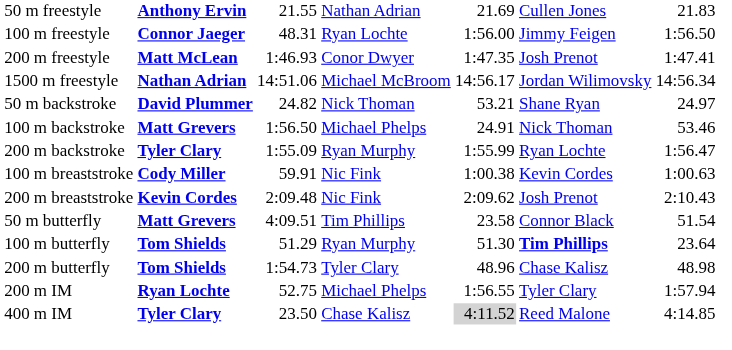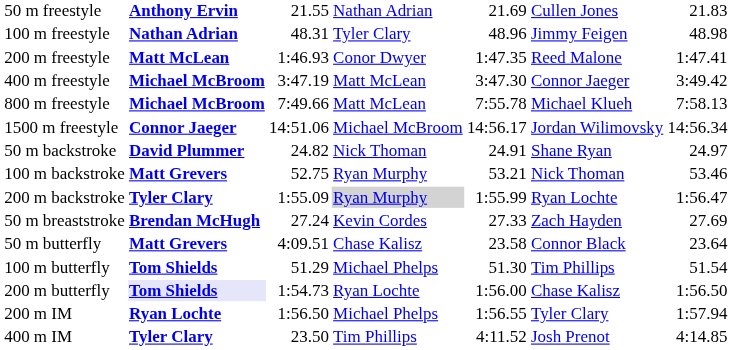(191, 34) Connor Jaeger -> (183, 34) Nathan Adrian
(364, 34) Ryan Lochte -> (372, 34) Tyler Clary
(489, 34) 1:56.00 -> (508, 34) 48.96
(690, 34) 1:56.50 -> (708, 34) 48.98
(558, 57) Josh Prenot -> (576, 57) Reed Malone
+ row: (57, 80)
+ row: (57, 103)
(192, 80) Nathan Adrian -> (183, 127) Connor Jaeger
(496, 103) 53.21 -> (508, 150) 24.91
(291, 127) 1:56.50 -> (310, 173) 52.75
(374, 127) Michael Phelps -> (380, 173) Ryan Murphy
(496, 127) 24.91 -> (508, 173) 53.21
(368, 150) no background -> (380, 197) lightgrey background
+ row: (64, 220)
- row: (69, 173)
- row: (69, 197)
(363, 220) Tim Phillips -> (378, 243) Chase Kalisz
(696, 220) 51.54 -> (708, 243) 23.64
(368, 243) Ryan Murphy -> (386, 267) Michael Phelps
(563, 243) bold -> (573, 267) normal
(696, 243) 23.64 -> (708, 267) 51.54
(182, 267) no background -> (173, 290) lavender background
(360, 267) Tyler Clary -> (376, 290) Ryan Lochte
(496, 267) 48.96 -> (501, 290) 1:56.00
(696, 267) 48.98 -> (702, 290) 1:56.50
(298, 290) 52.75 -> (303, 313) 1:56.50
(366, 313) Chase Kalisz -> (375, 337) Tim Phillips
(489, 313) lightgrey background -> (501, 337) no background
(565, 313) Reed Malone -> (570, 337) Josh Prenot
